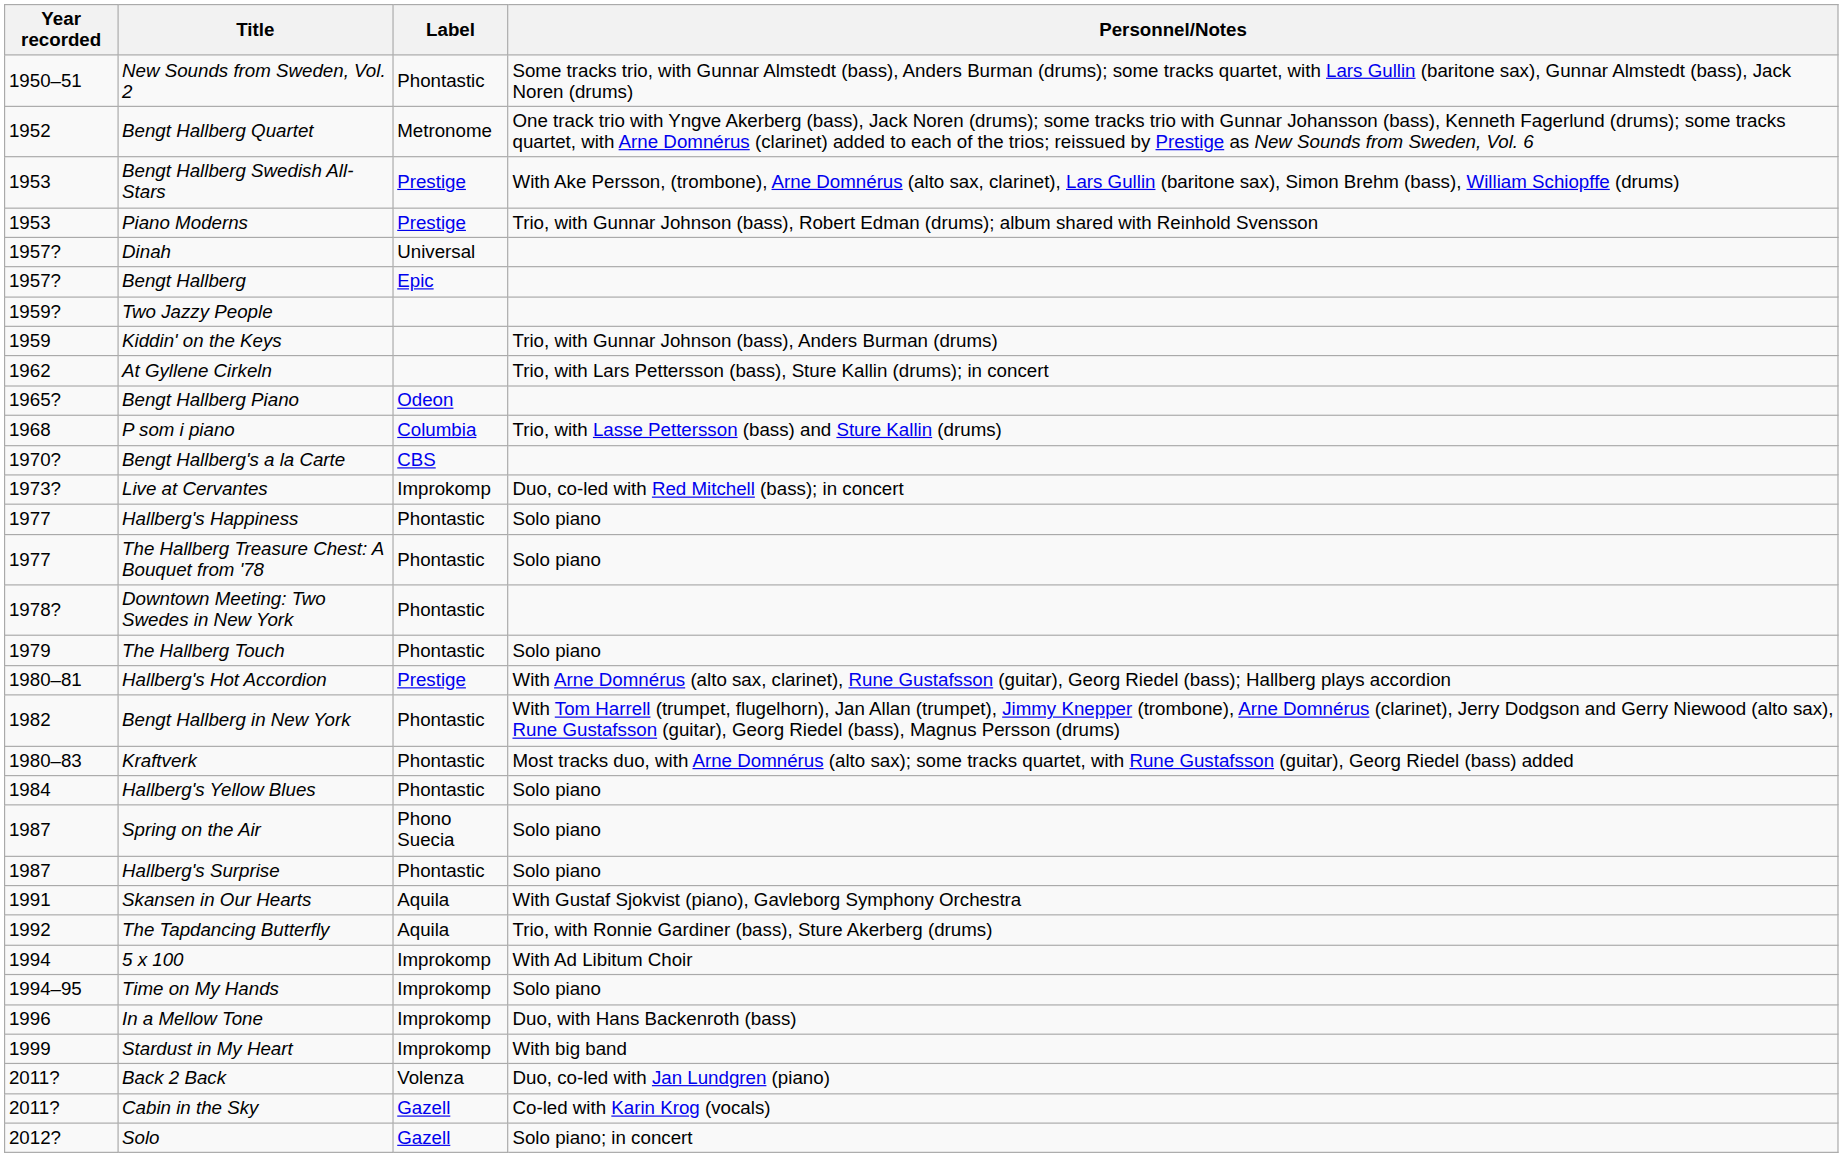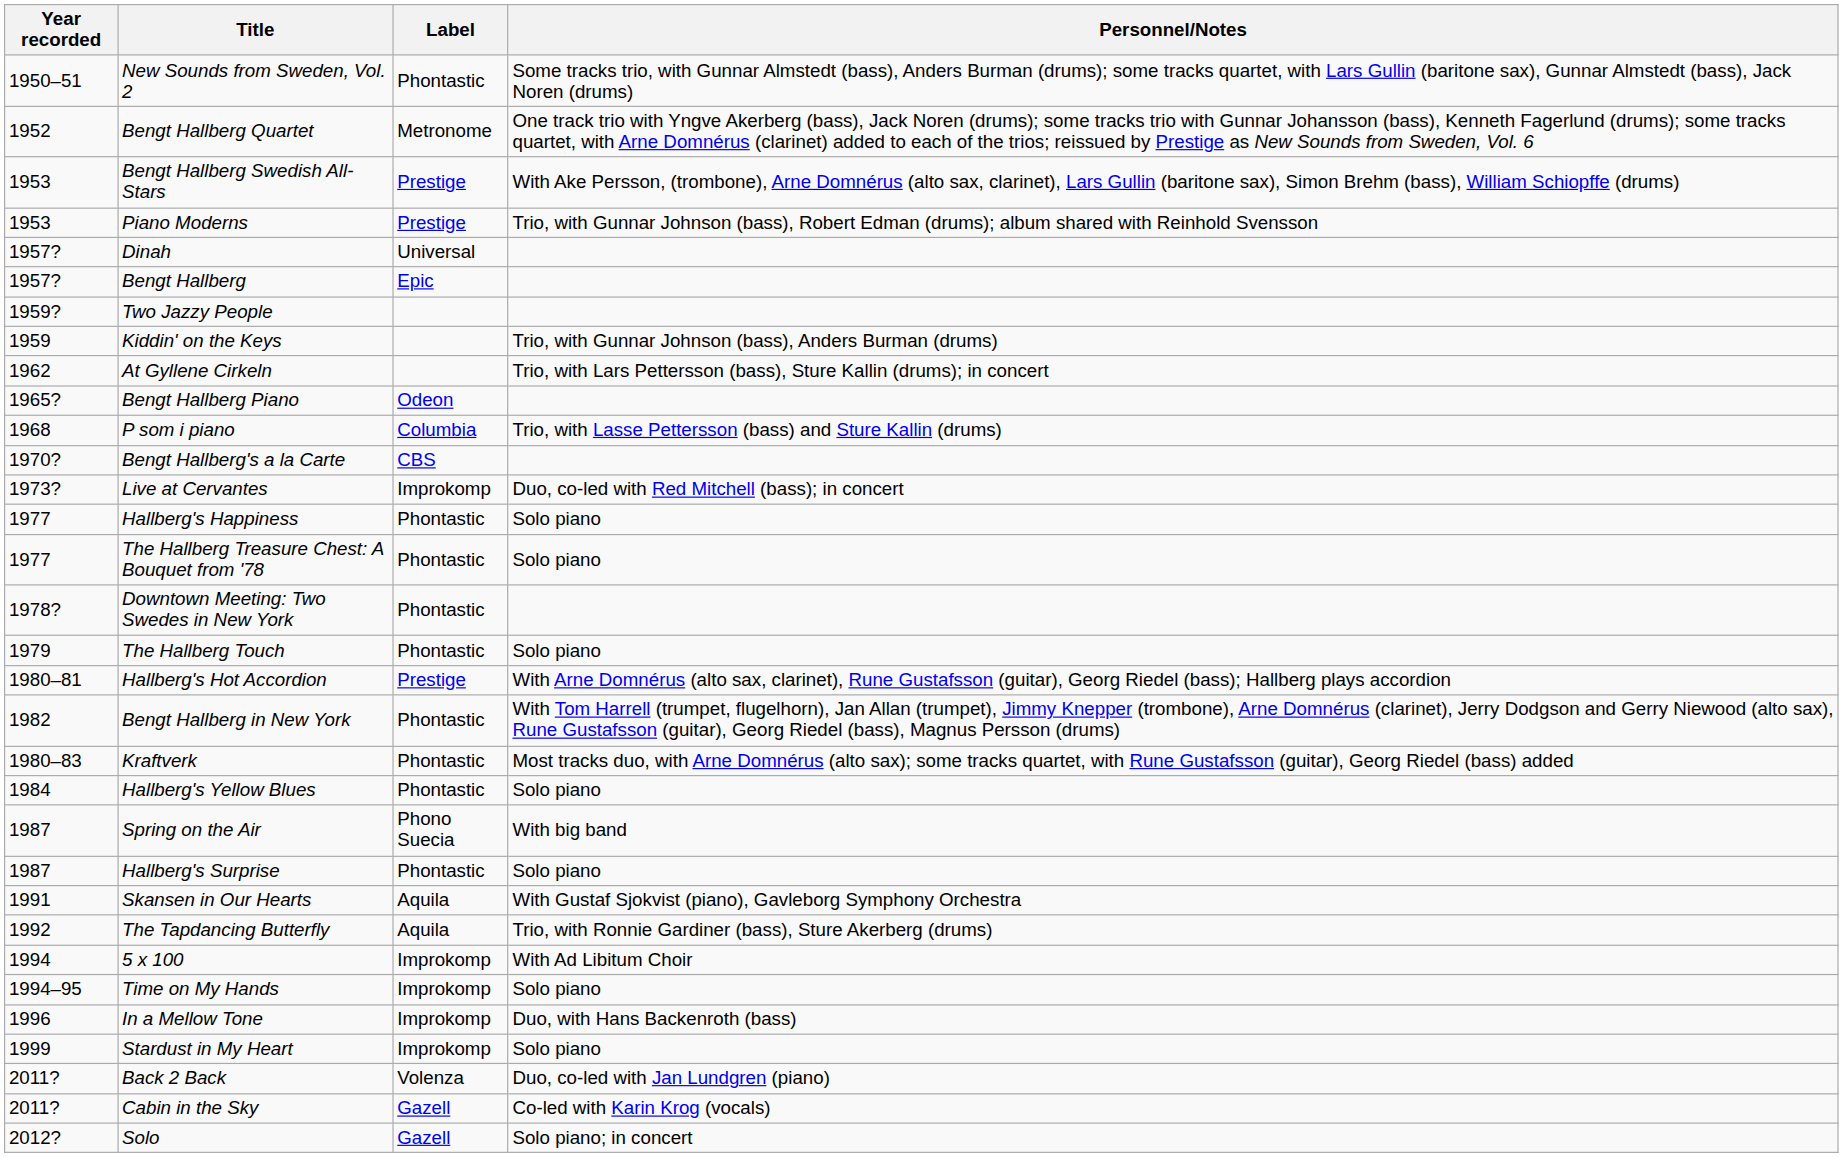(557, 830) Solo piano -> (570, 830) With big band
(570, 1048) With big band -> (557, 1048) Solo piano
